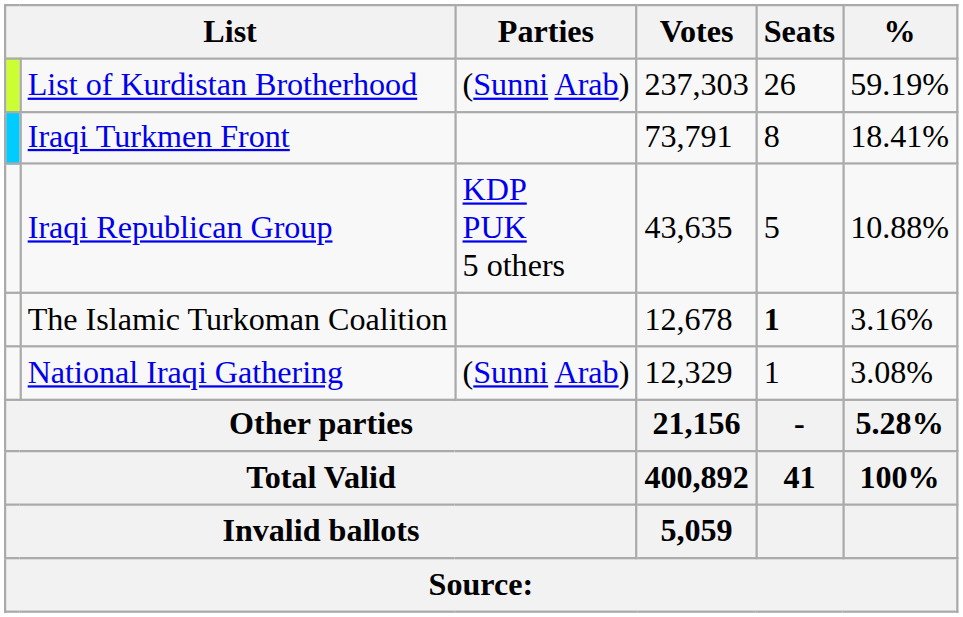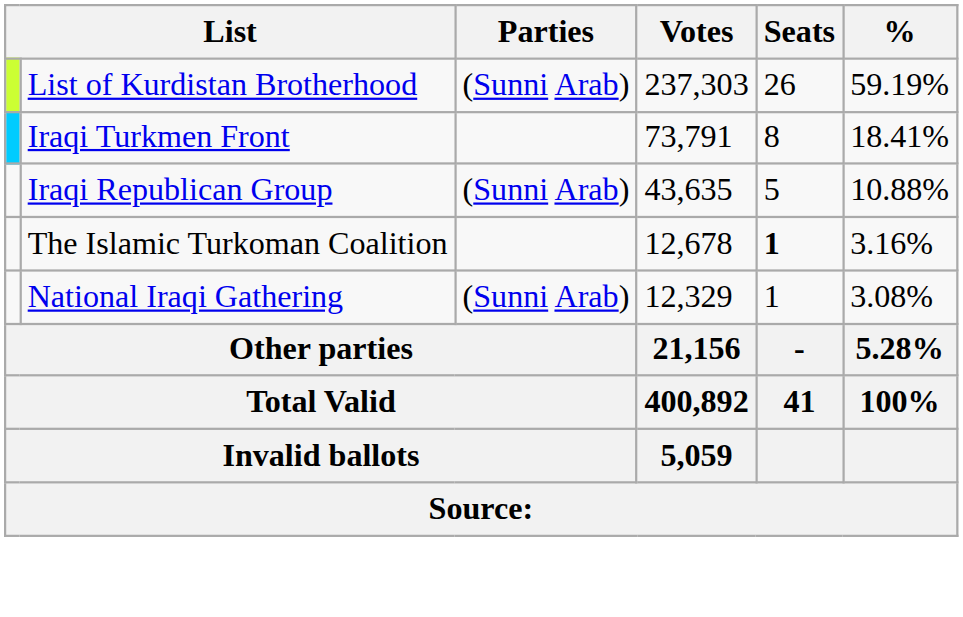(514, 228) KDP PUK 5 others -> (546, 190) (Sunni Arab)
